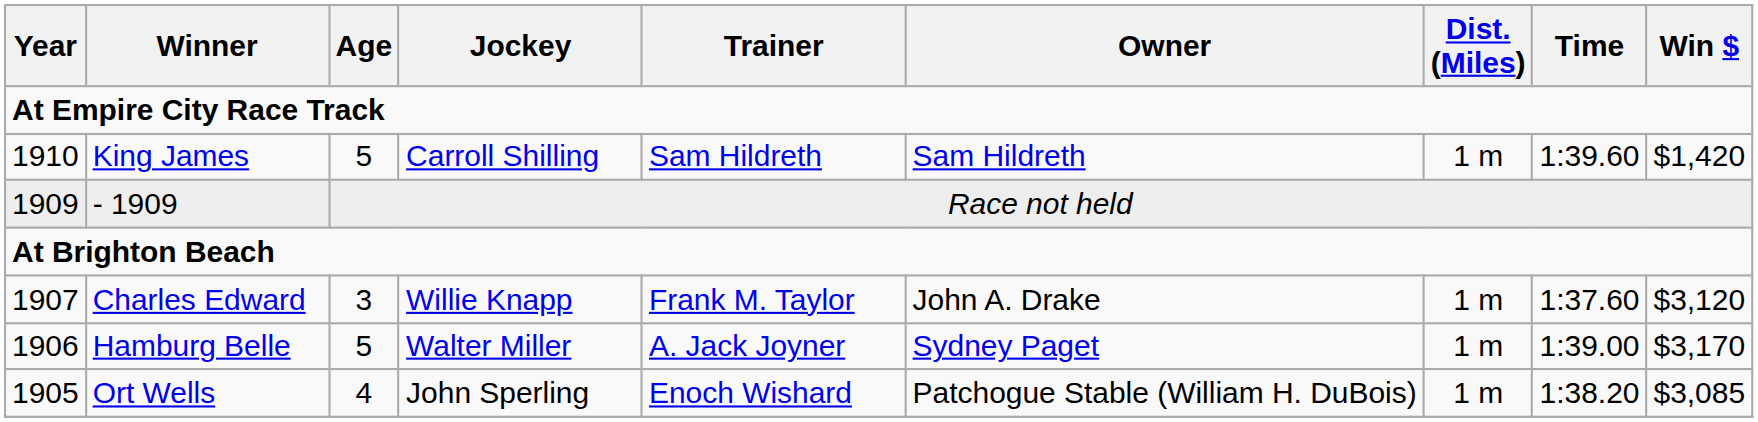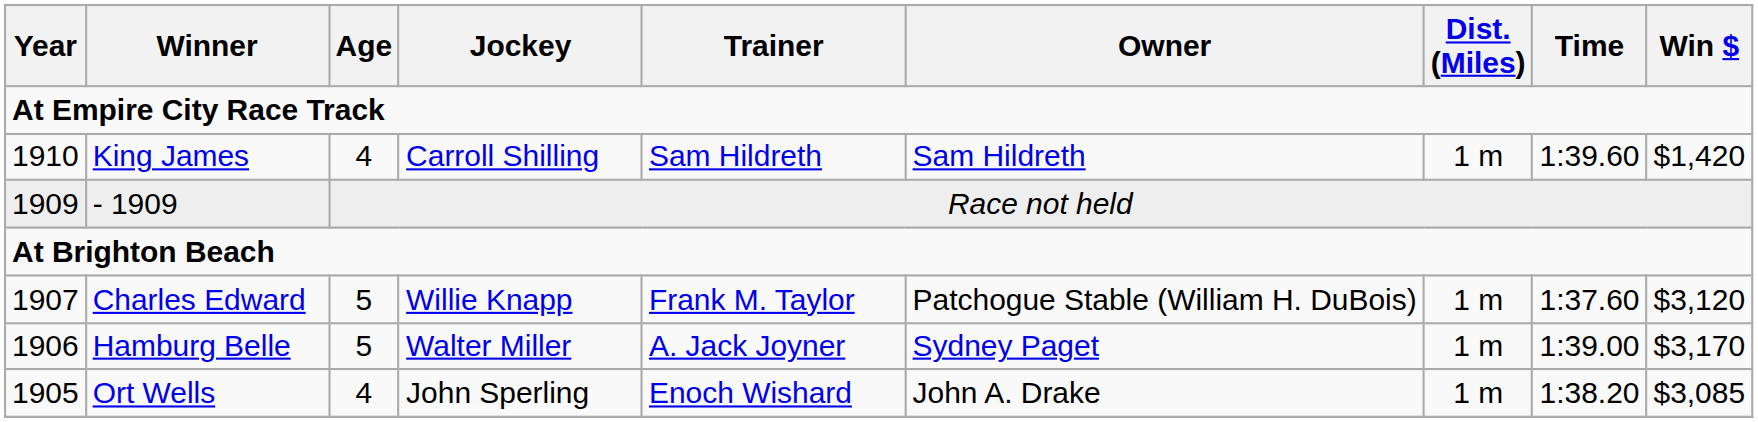(364, 157) 5 -> (364, 157) 4
(364, 299) 3 -> (364, 299) 5
(1007, 299) John A. Drake -> (1165, 299) Patchogue Stable (William H. DuBois)
(1165, 394) Patchogue Stable (William H. DuBois) -> (1007, 394) John A. Drake
